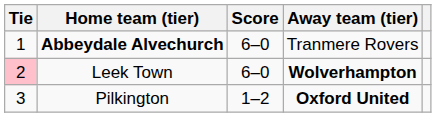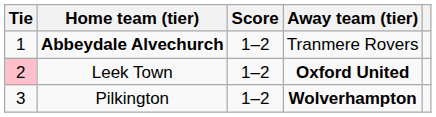(255, 44) 6–0 -> (255, 44) 1–2
(255, 71) 6–0 -> (255, 71) 1–2
(353, 71) Wolverhampton -> (353, 71) Oxford United
(353, 98) Oxford United -> (353, 98) Wolverhampton
